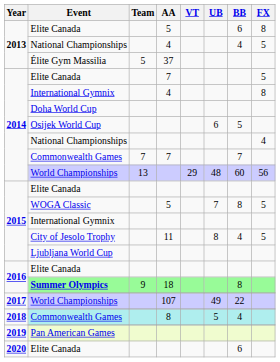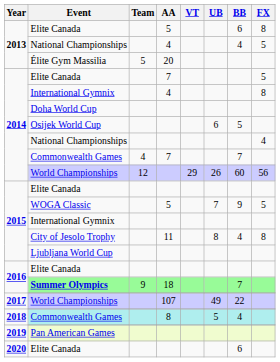(168, 60) 37 -> (168, 60) 20
(143, 157) 7 -> (143, 157) 4
(143, 173) 13 -> (143, 173) 12
(216, 173) 48 -> (216, 173) 26
(240, 205) 8 -> (240, 205) 9
(263, 237) 5 -> (263, 237) 8
(240, 285) 8 -> (240, 285) 7
